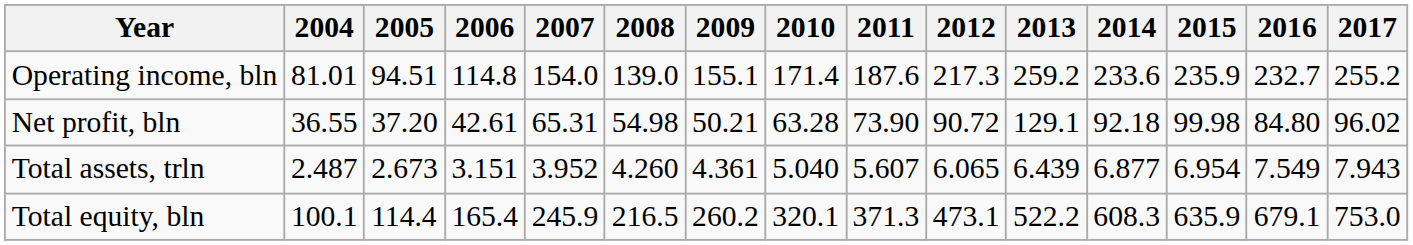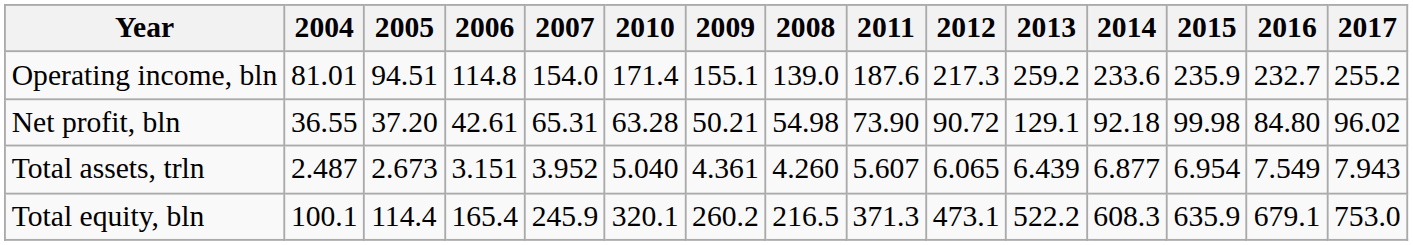columns swapped: (645, 27) <-> (806, 27)
